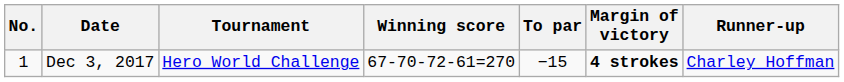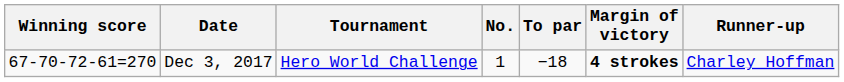columns swapped: (23, 28) <-> (441, 28)
(553, 63) −15 -> (553, 63) −18
